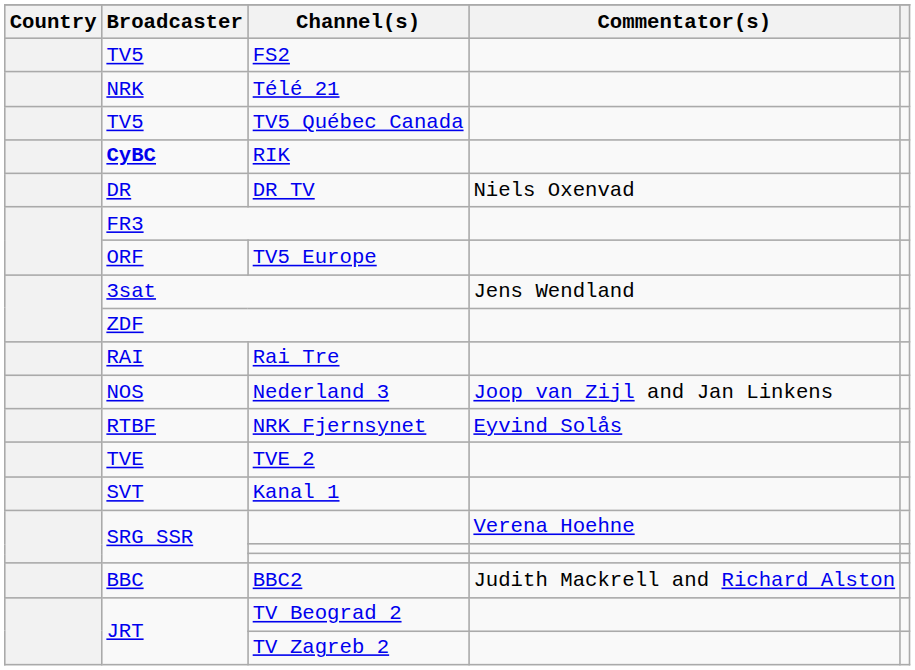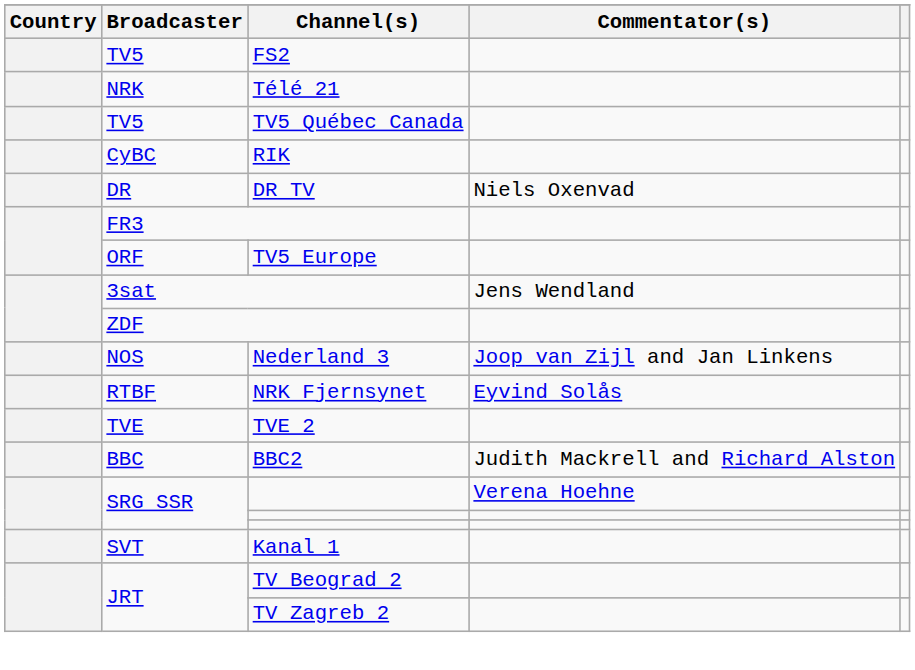(131, 156) bold -> (131, 156) normal
- row: (296, 359)
rows swapped: (296, 493) <-> (278, 580)
